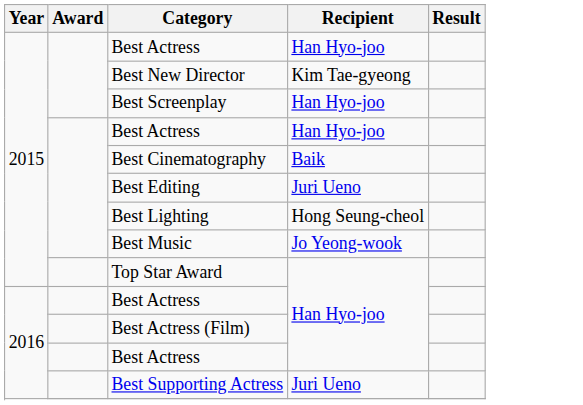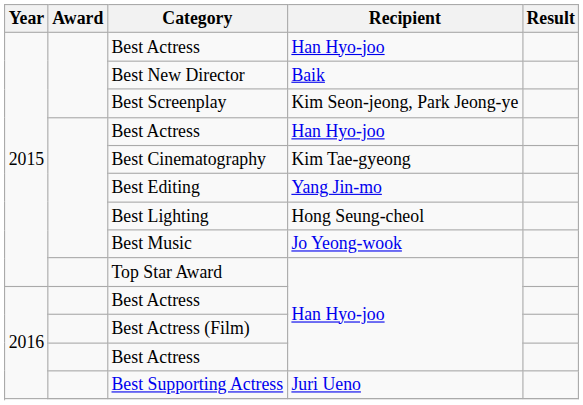(351, 74) Kim Tae-gyeong -> (308, 74) Baik
(338, 103) Han Hyo-joo -> (405, 103) Kim Seon-jeong, Park Jeong-ye
(308, 159) Baik -> (351, 159) Kim Tae-gyeong
(326, 187) Juri Ueno -> (337, 187) Yang Jin-mo
